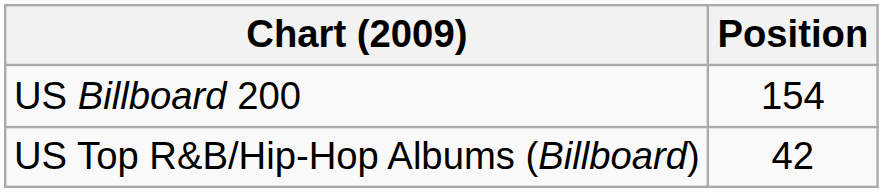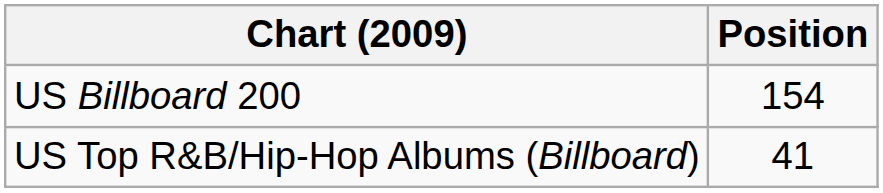(793, 156) 42 -> (793, 156) 41
